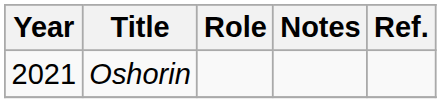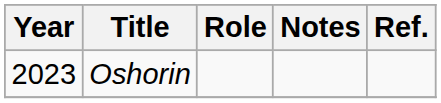(44, 73) 2021 -> (44, 73) 2023
